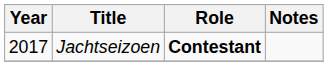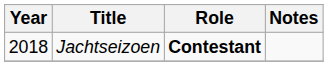(28, 46) 2017 -> (28, 46) 2018
